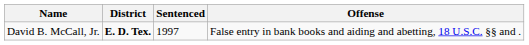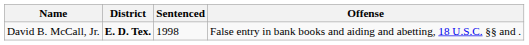(168, 31) 1997 -> (168, 31) 1998
